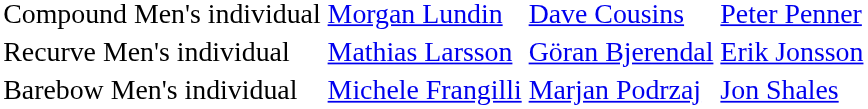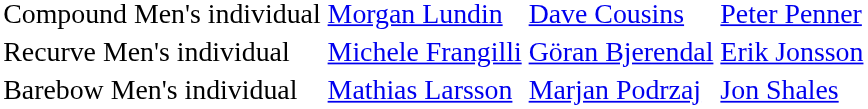(420, 51) Mathias Larsson -> (425, 51) Michele Frangilli
(425, 90) Michele Frangilli -> (420, 90) Mathias Larsson
